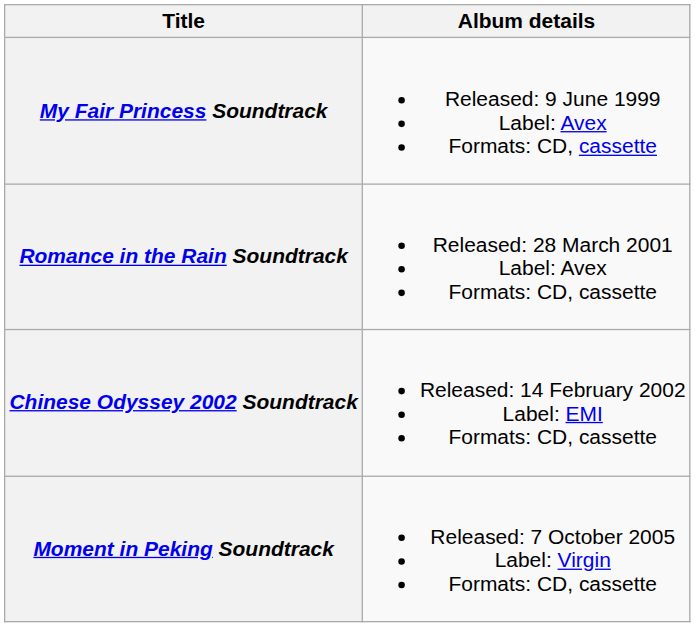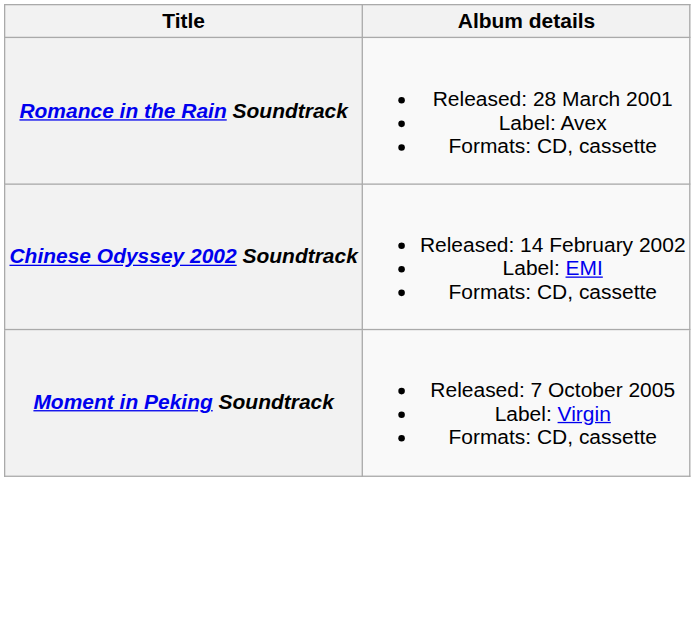- row: (184, 110)
